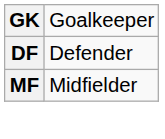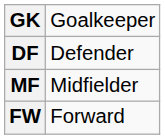+ row: (25, 117)
